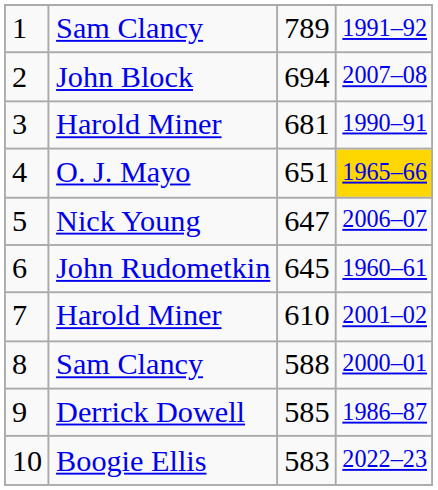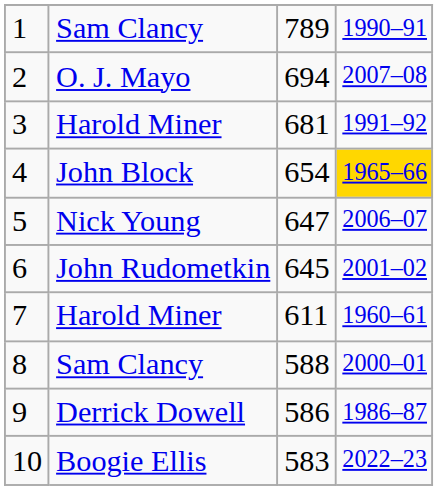(385, 28) 1991–92 -> (385, 28) 1990–91
(125, 76) John Block -> (123, 76) O. J. Mayo
(385, 124) 1990–91 -> (385, 124) 1991–92
(123, 172) O. J. Mayo -> (125, 172) John Block
(307, 172) 651 -> (307, 172) 654
(385, 268) 1960–61 -> (385, 268) 2001–02
(307, 316) 610 -> (306, 316) 611
(385, 316) 2001–02 -> (385, 316) 1960–61
(307, 412) 585 -> (307, 412) 586
